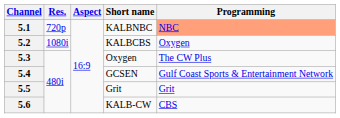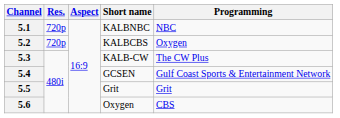(169, 27) lightsalmon background -> (166, 27) no background
(57, 43) 1080i -> (56, 43) 720p
(121, 58) Oxygen -> (126, 58) KALB-CW
(129, 105) KALB-CW -> (118, 105) Oxygen
